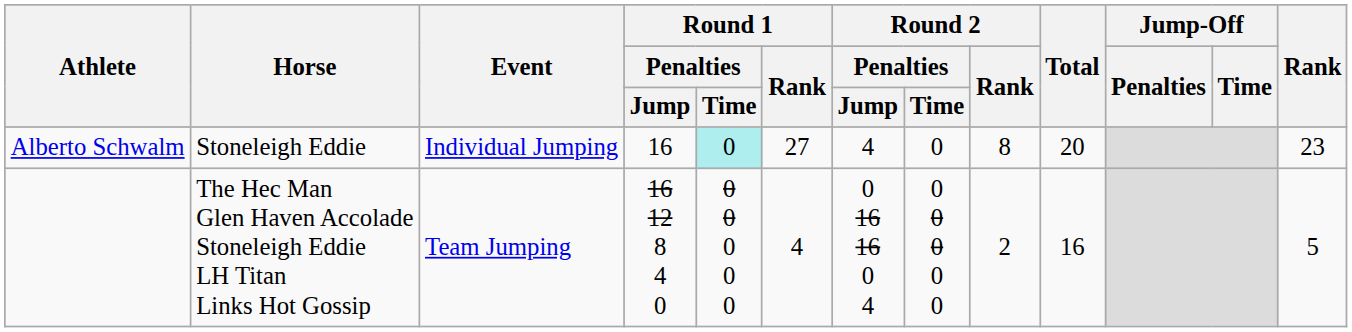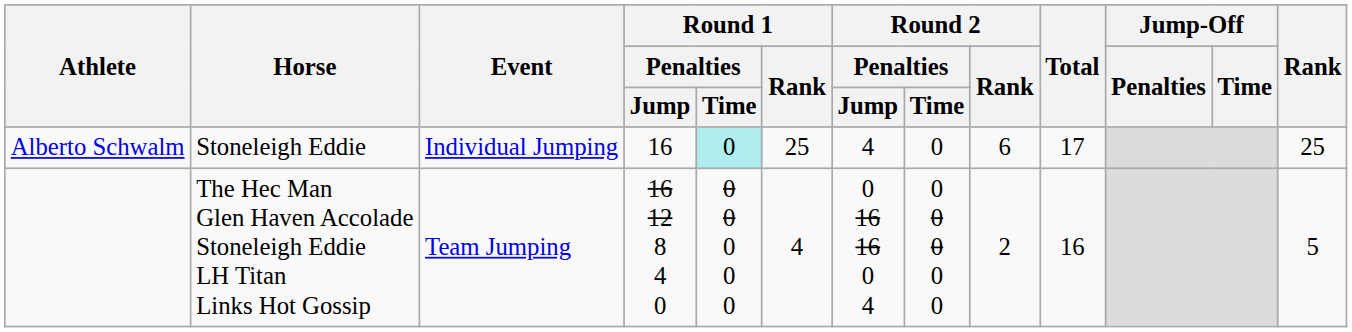(797, 147) 27 -> (797, 147) 25
(1005, 147) 8 -> (1005, 147) 6
(1072, 147) 20 -> (1072, 147) 17
(1313, 147) 23 -> (1313, 147) 25
